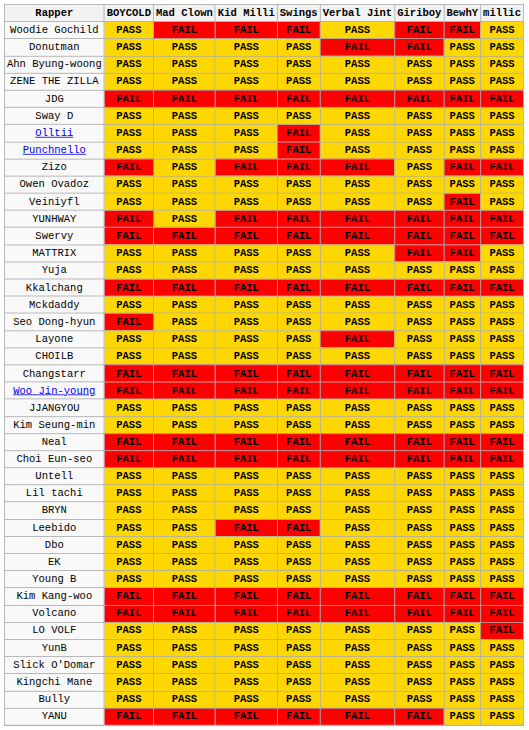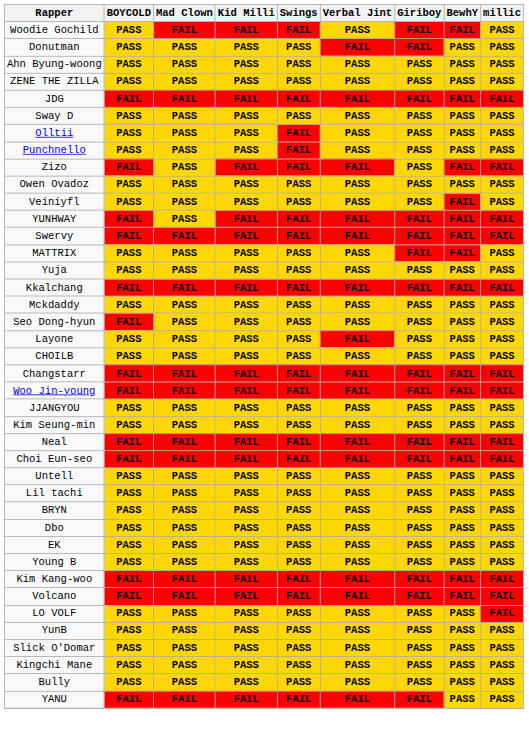- row: (54, 528)
